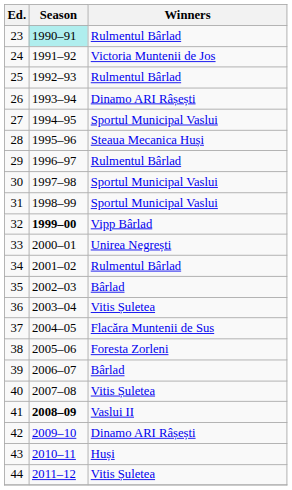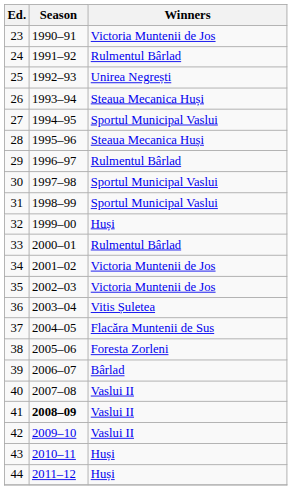(54, 36) paleturquoise background -> (54, 36) no background
(136, 36) Rulmentul Bârlad -> (153, 36) Victoria Muntenii de Jos
(153, 57) Victoria Muntenii de Jos -> (136, 57) Rulmentul Bârlad
(136, 78) Rulmentul Bârlad -> (131, 78) Unirea Negrești
(143, 98) Dinamo ARI Râșești -> (147, 98) Steaua Mecanica Huși
(54, 224) bold -> (54, 224) normal
(121, 224) Vipp Bârlad -> (103, 224) Huși
(131, 245) Unirea Negrești -> (136, 245) Rulmentul Bârlad
(136, 266) Rulmentul Bârlad -> (153, 266) Victoria Muntenii de Jos
(108, 287) Bârlad -> (153, 287) Victoria Muntenii de Jos
(123, 391) Vitis Șuletea -> (112, 391) Vaslui II
(143, 433) Dinamo ARI Râșești -> (112, 433) Vaslui II
(123, 475) Vitis Șuletea -> (103, 475) Huși
